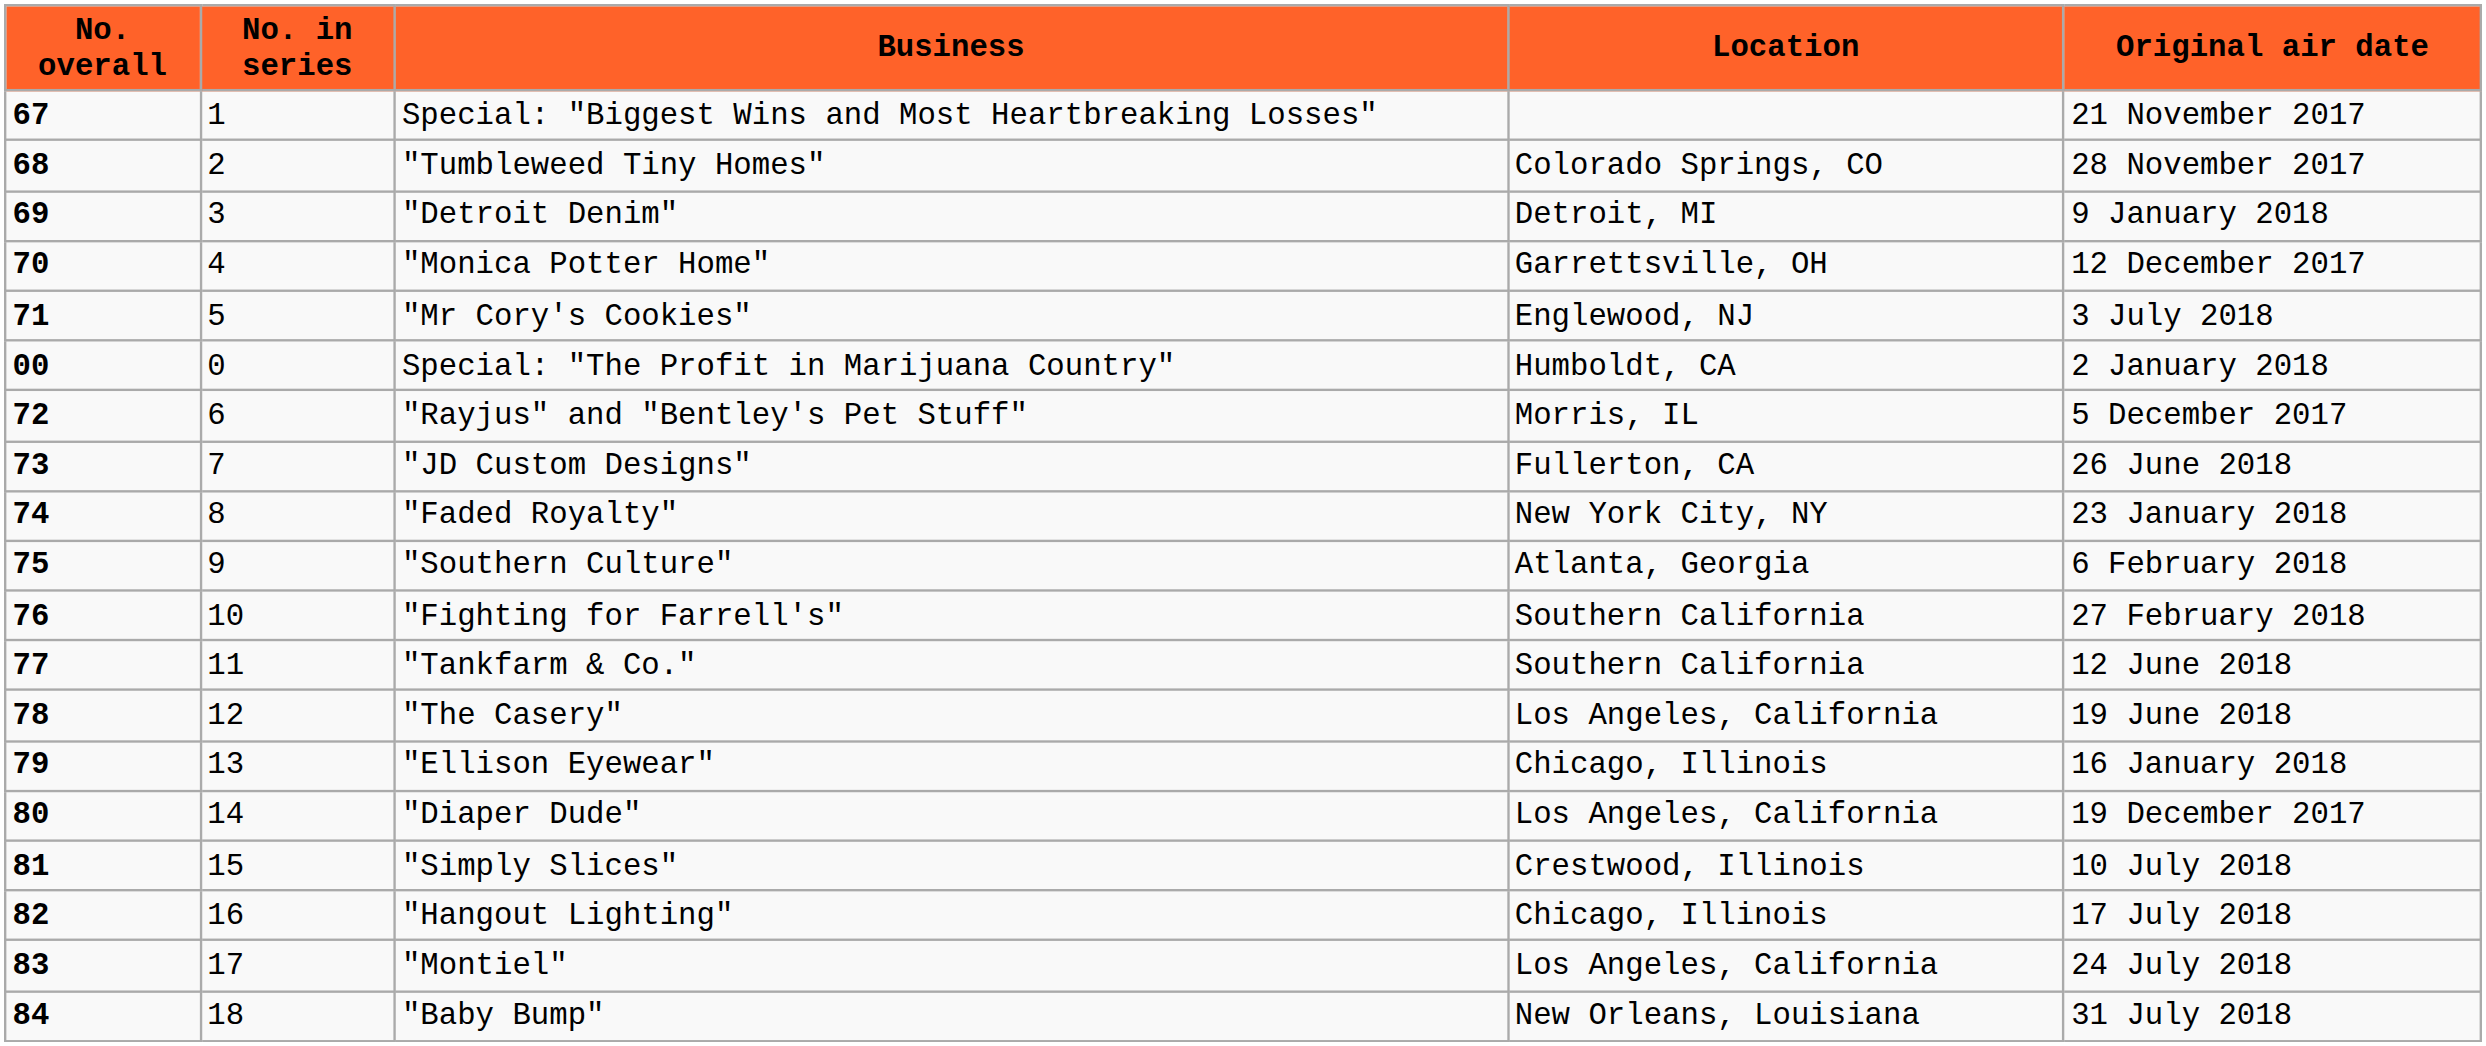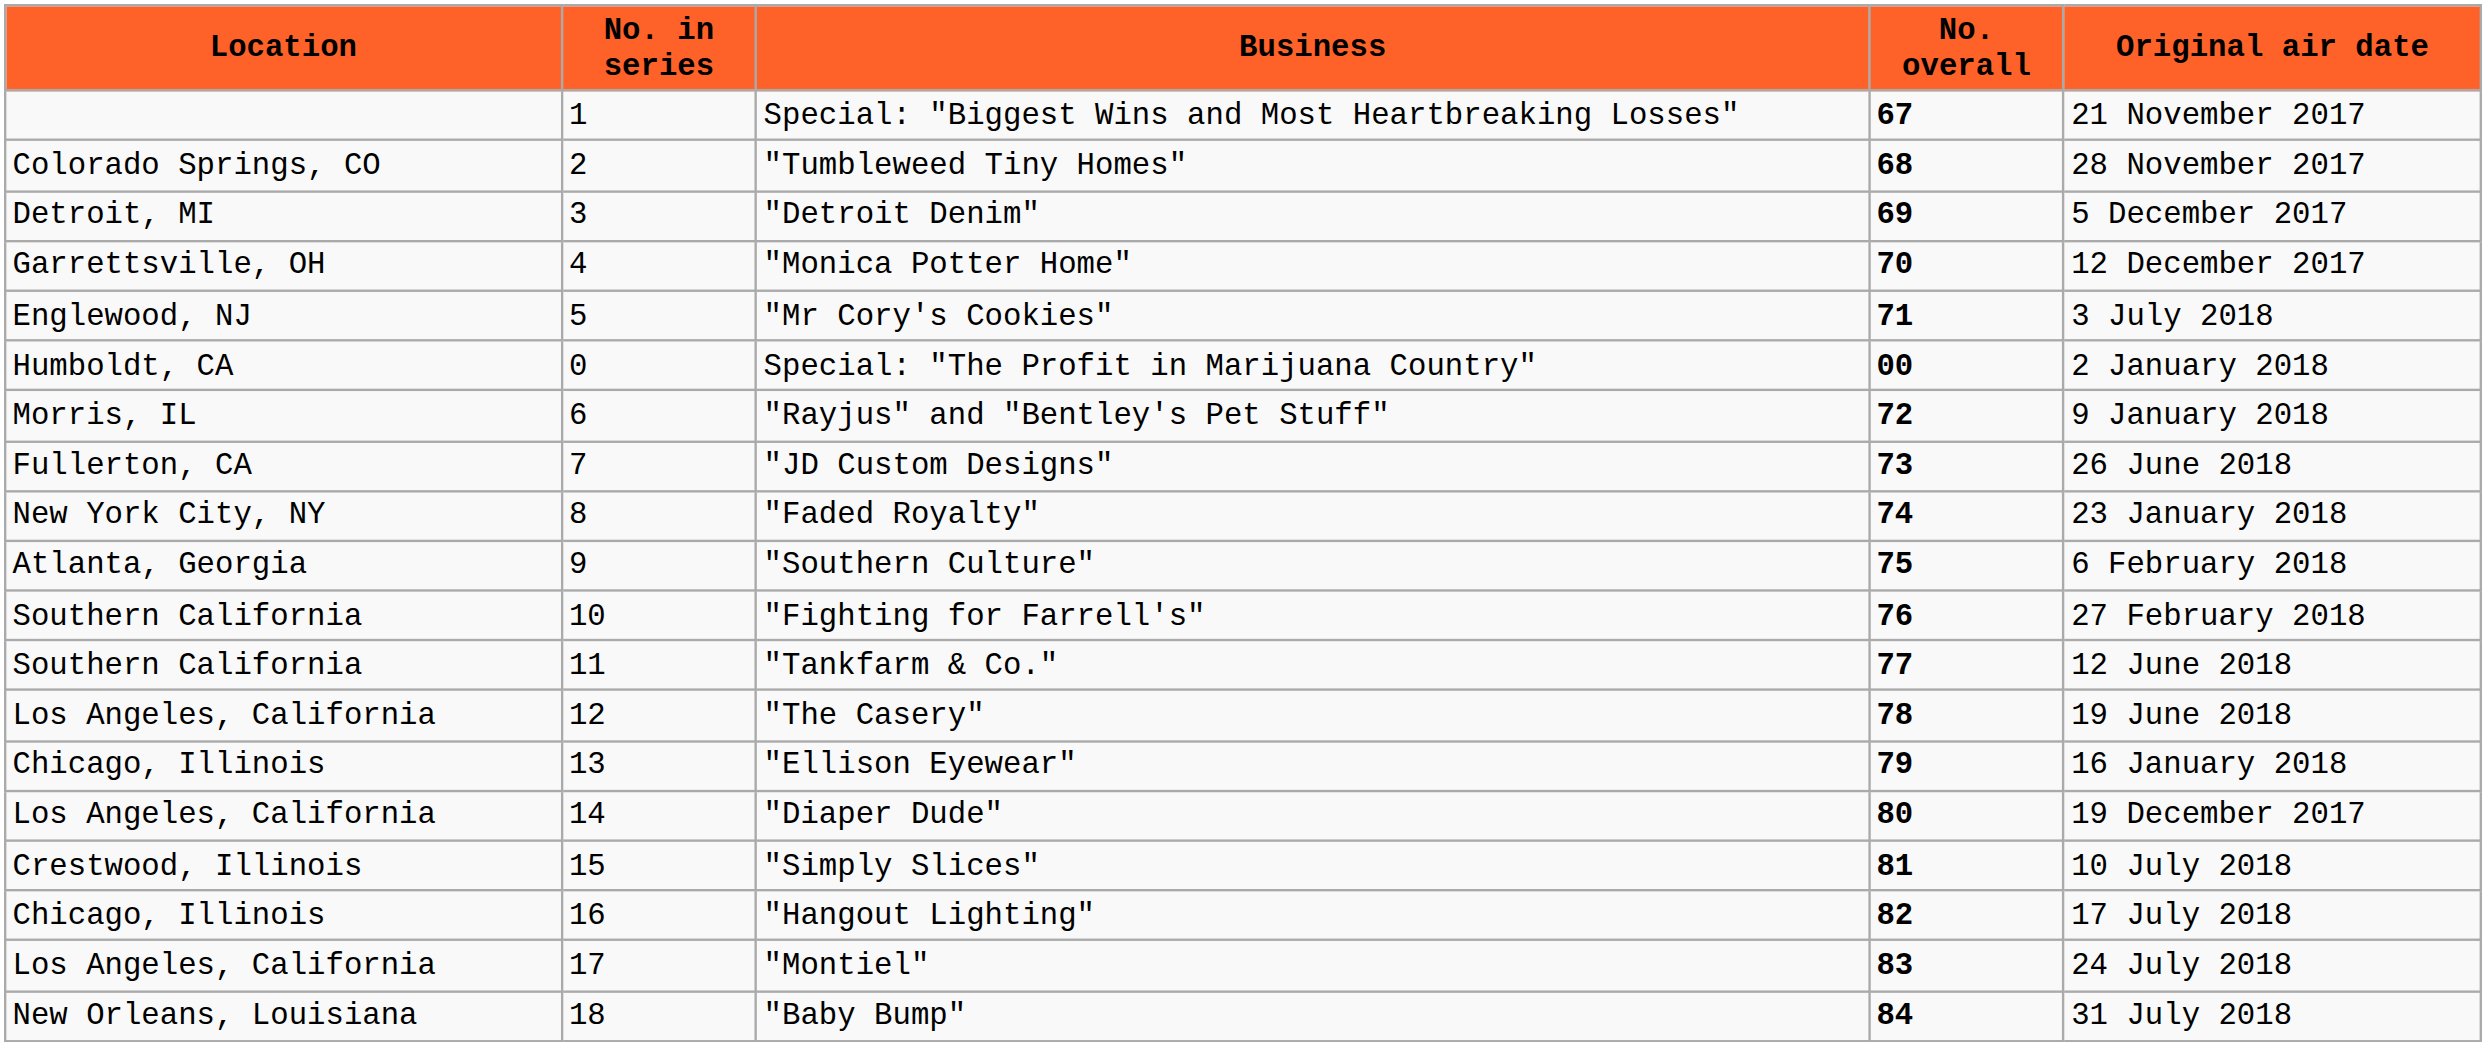columns swapped: (103, 48) <-> (1786, 48)
(2200, 216) 9 January 2018 -> (2209, 216) 5 December 2017
(2209, 416) 5 December 2017 -> (2200, 416) 9 January 2018
